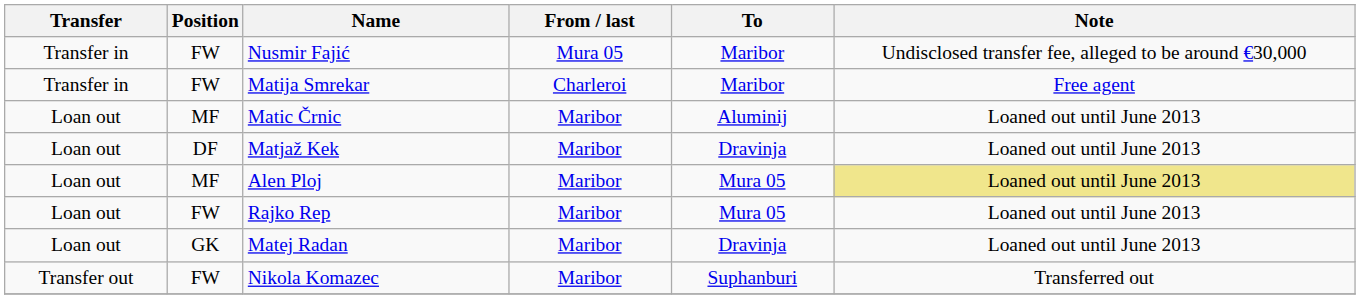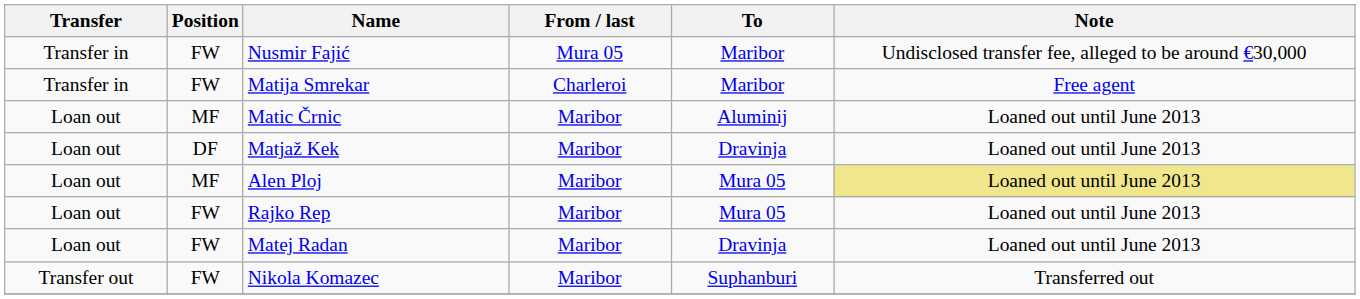(205, 245) GK -> (205, 245) FW
